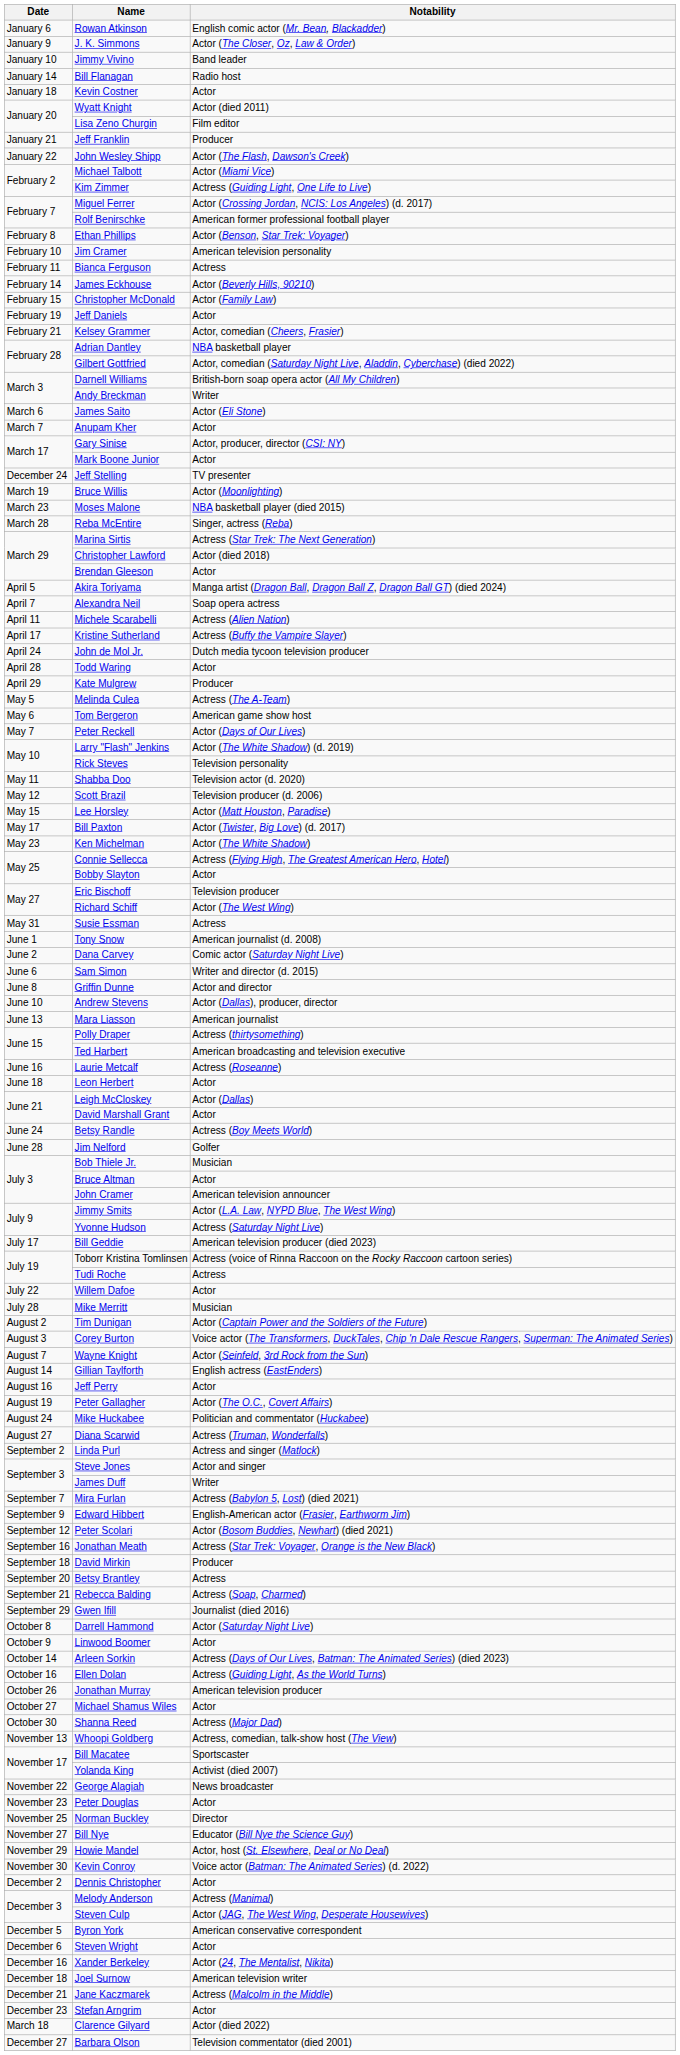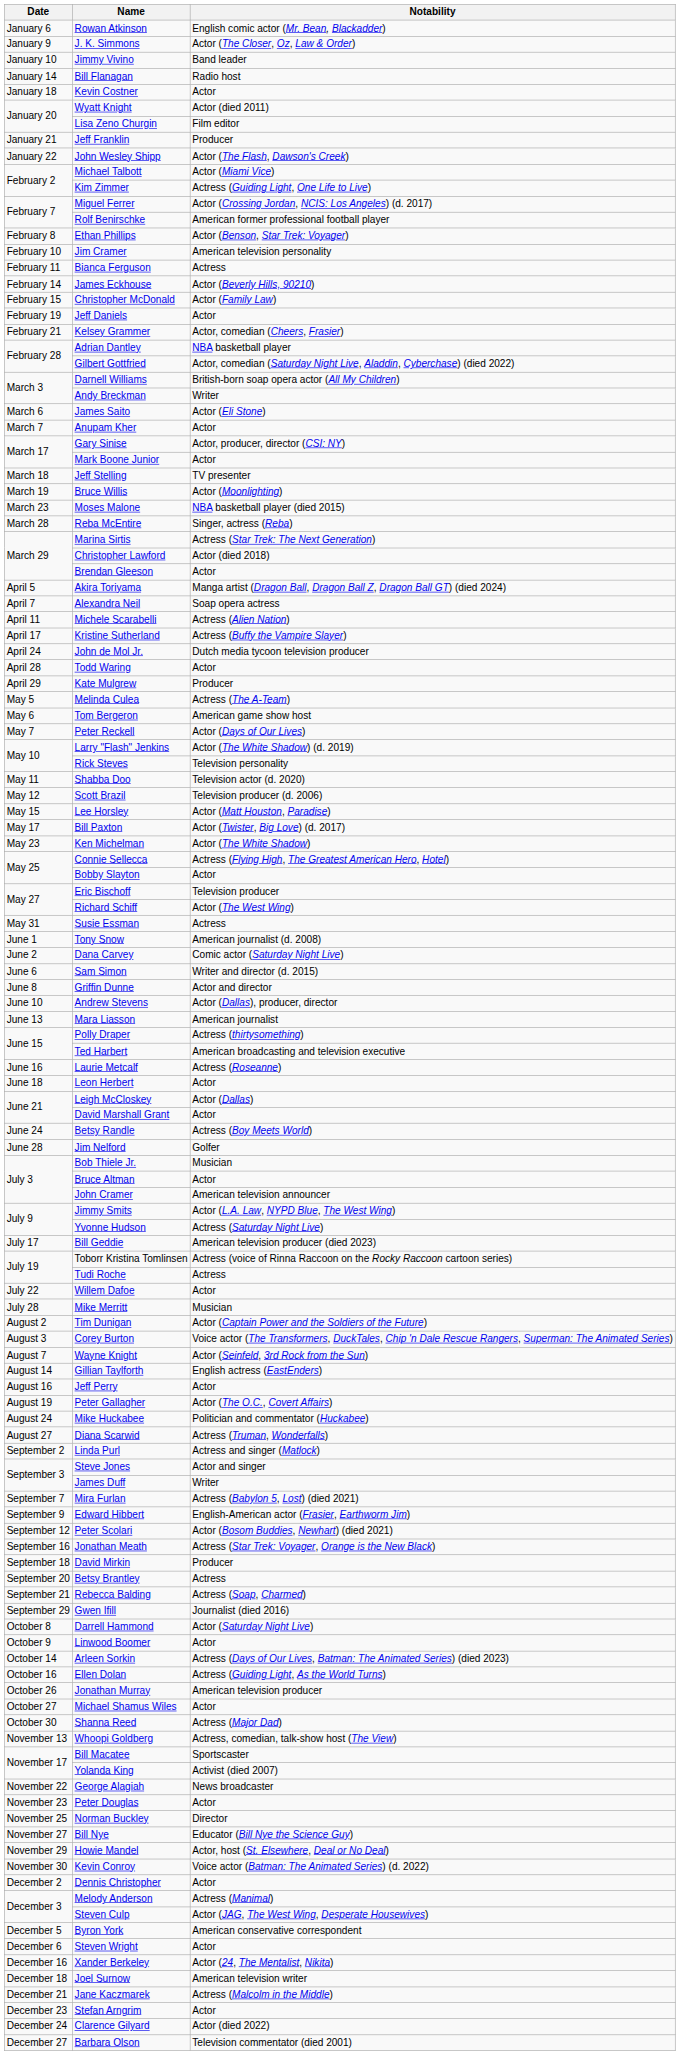(37, 476) December 24 -> (28, 476) March 18
(28, 2026) March 18 -> (37, 2026) December 24
